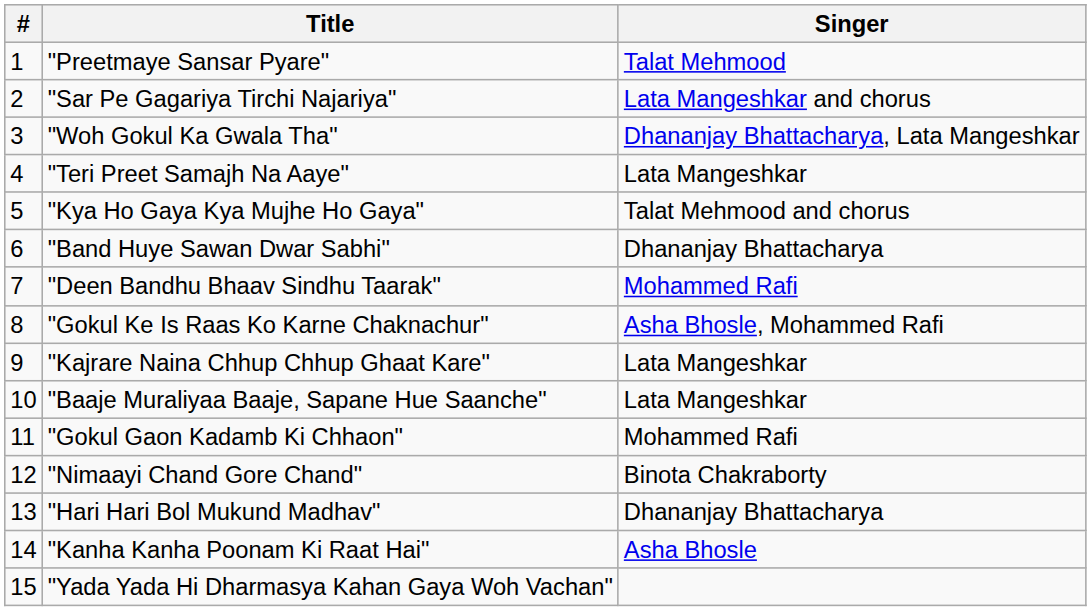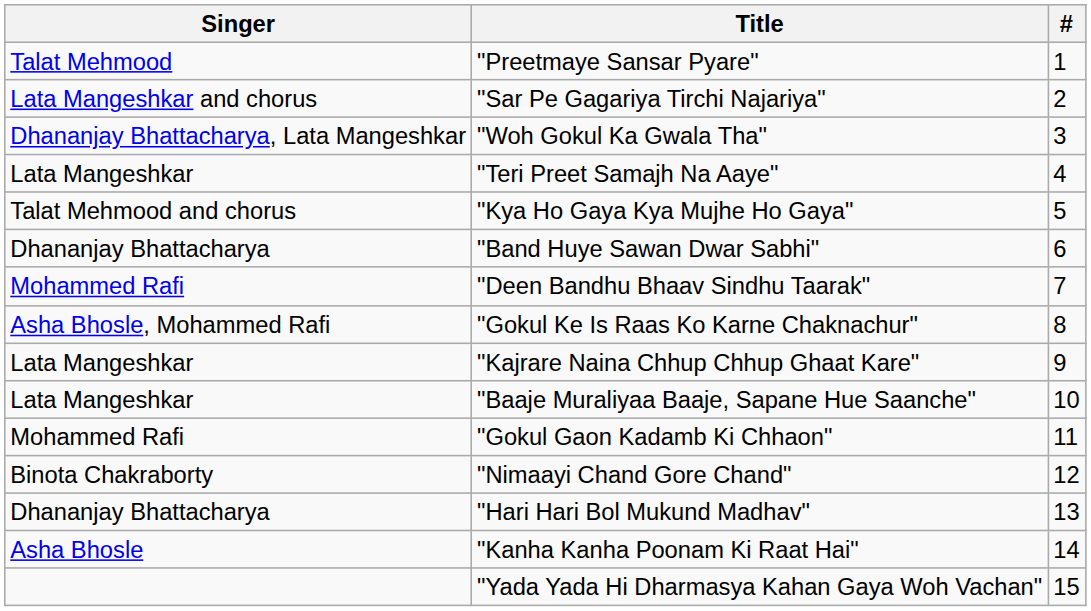columns swapped: (23, 24) <-> (852, 24)
